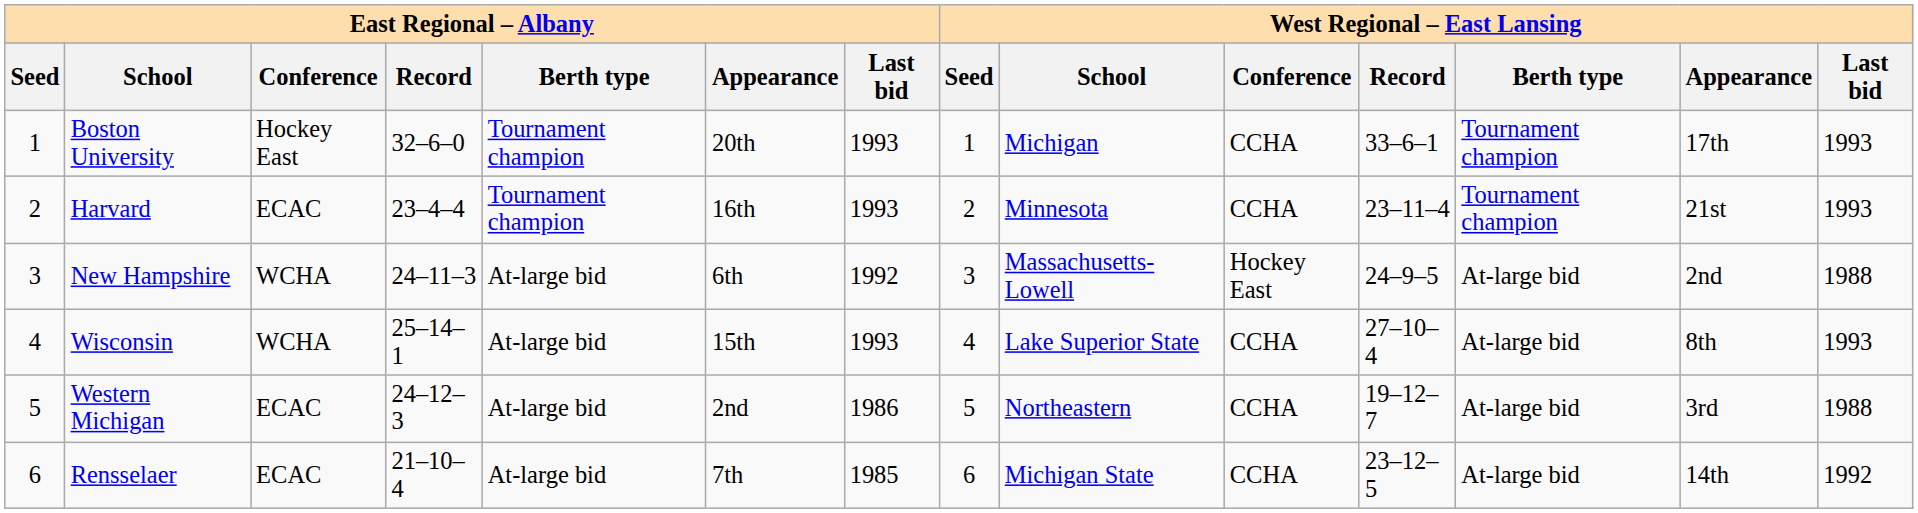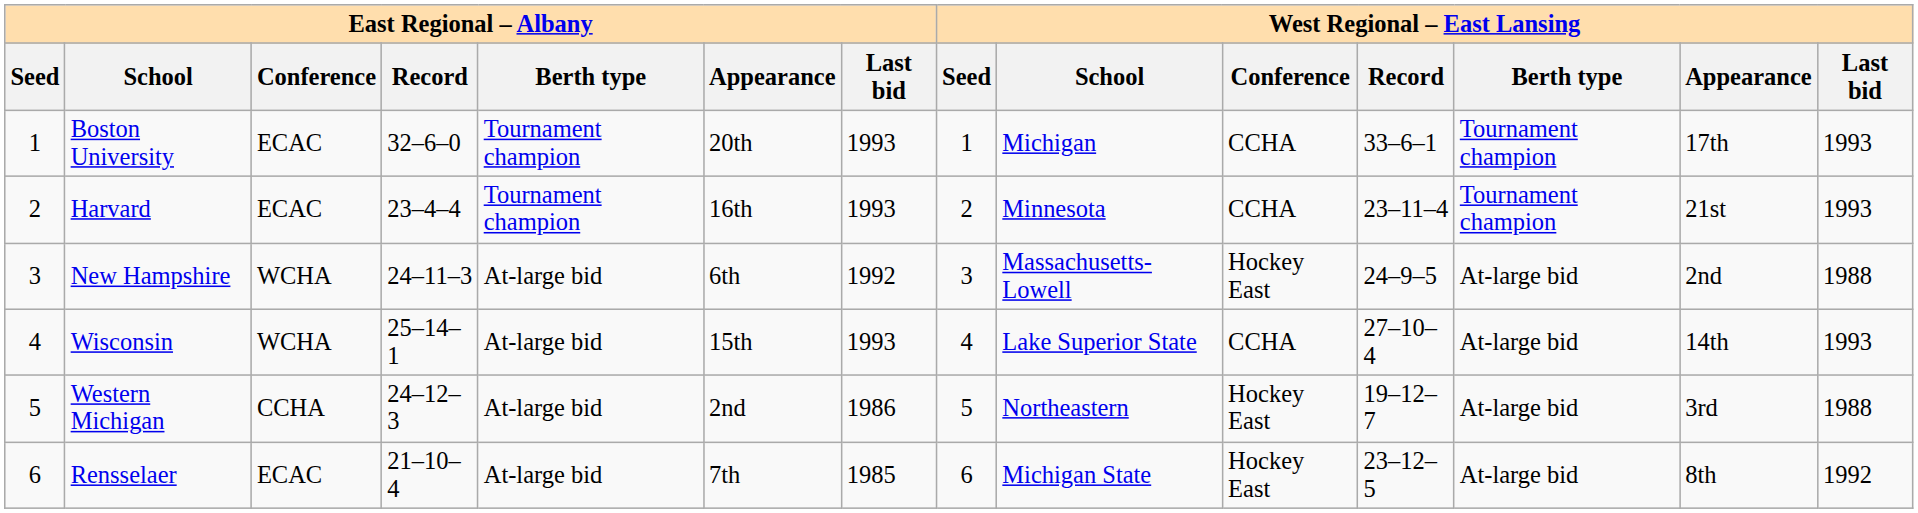(294, 142) Hockey East -> (290, 142) ECAC
(1701, 341) 8th -> (1707, 341) 14th
(289, 408) ECAC -> (291, 408) CCHA
(1264, 408) CCHA -> (1266, 408) Hockey East
(1264, 474) CCHA -> (1266, 474) Hockey East
(1707, 474) 14th -> (1701, 474) 8th
